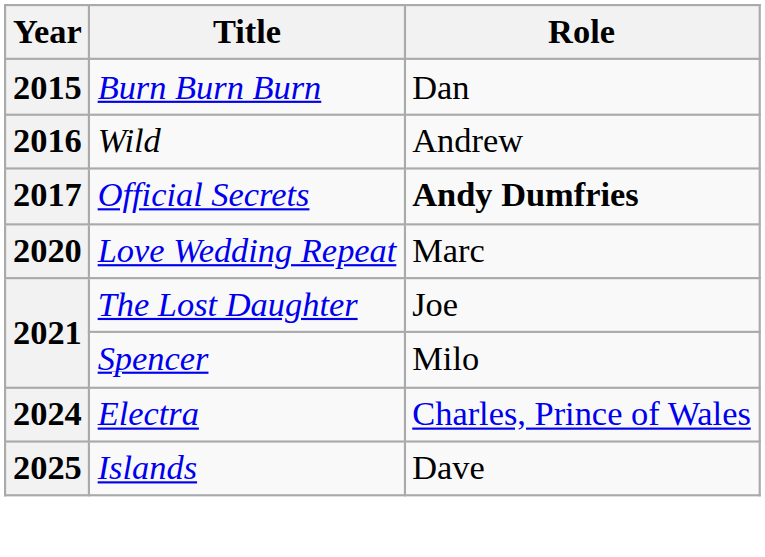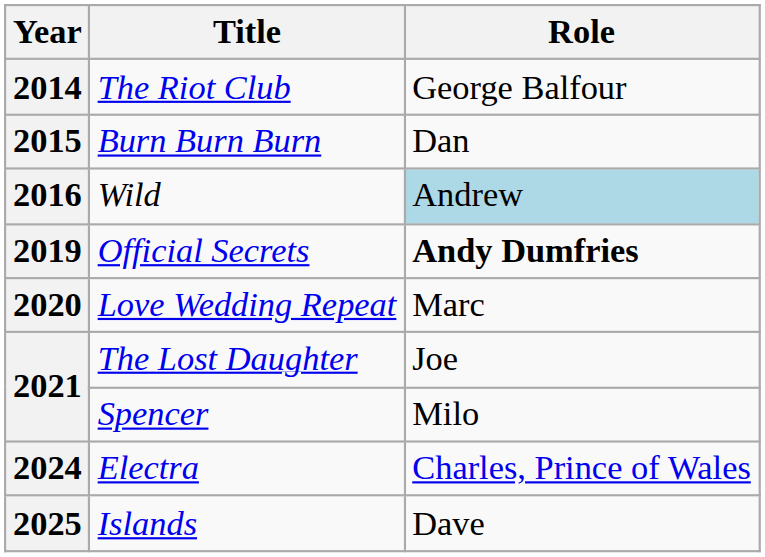+ row: (194, 86)
(468, 140) no background -> (468, 195) lightblue background
(47, 195) 2017 -> (47, 250) 2019
